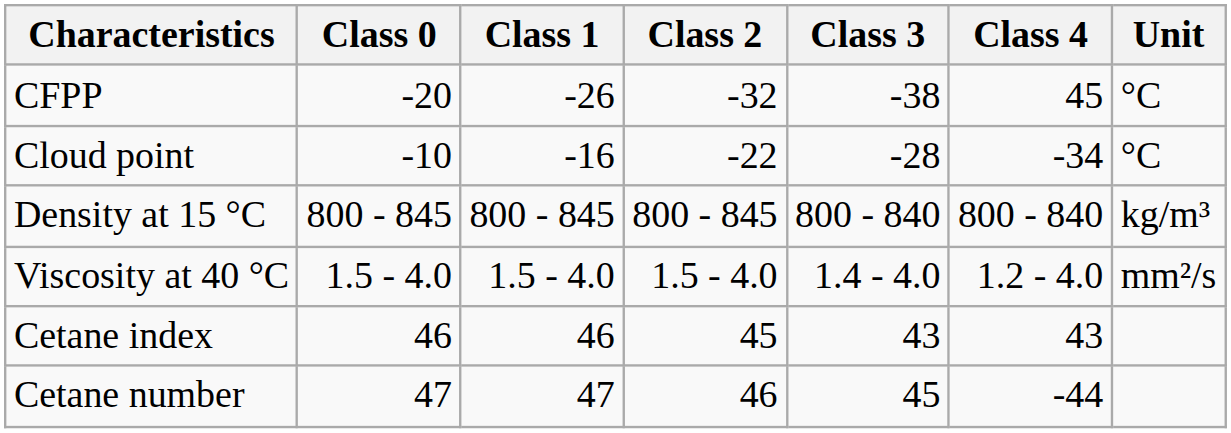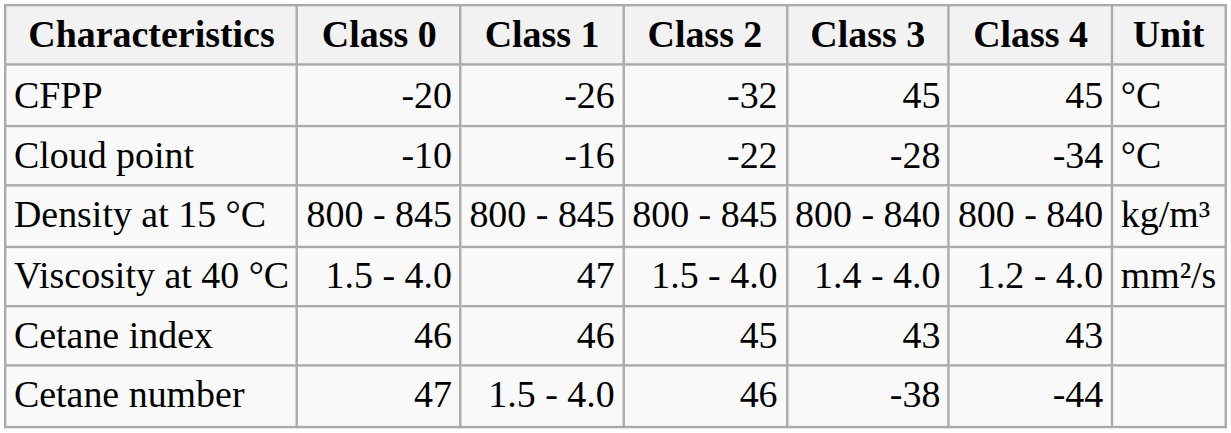(915, 94) -38 -> (921, 94) 45
(552, 275) 1.5 - 4.0 -> (596, 275) 47
(596, 395) 47 -> (552, 395) 1.5 - 4.0
(921, 395) 45 -> (915, 395) -38
